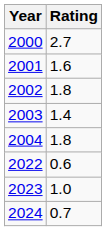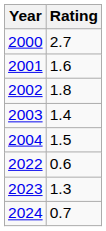(61, 139) 1.8 -> (61, 139) 1.5
(61, 189) 1.0 -> (61, 189) 1.3
